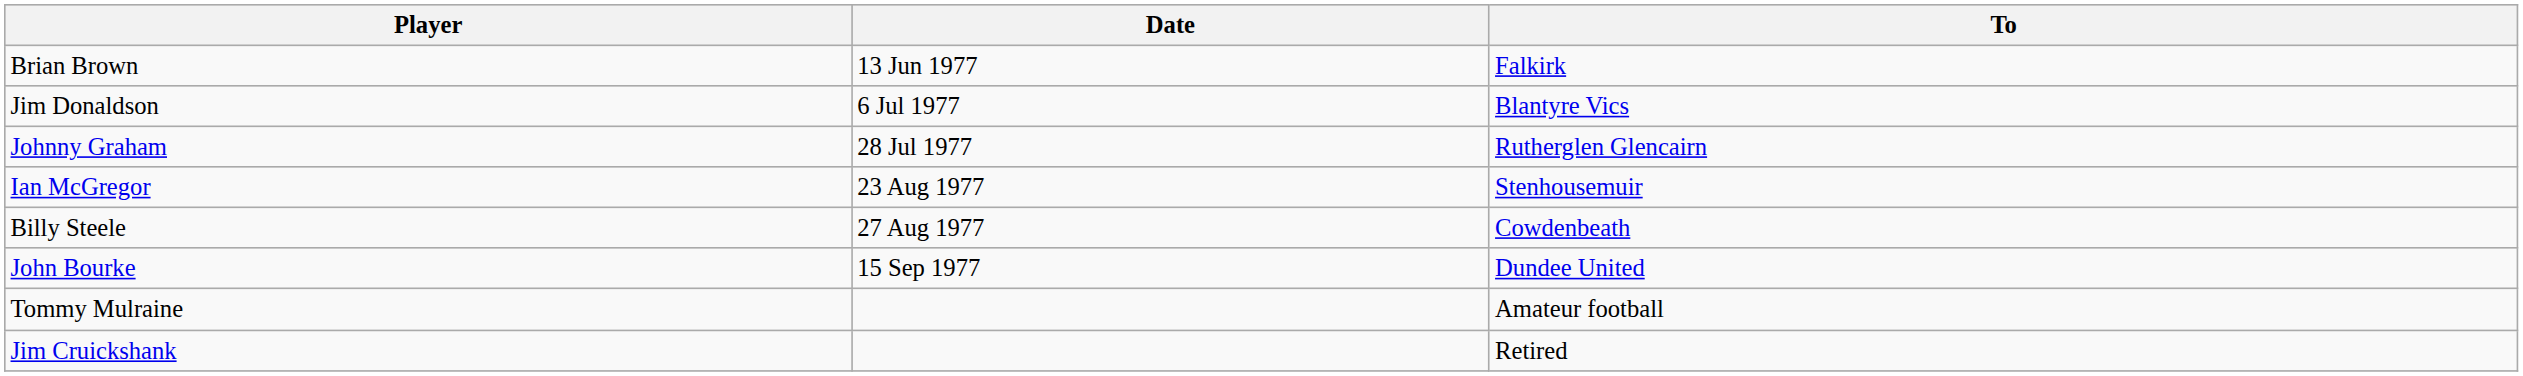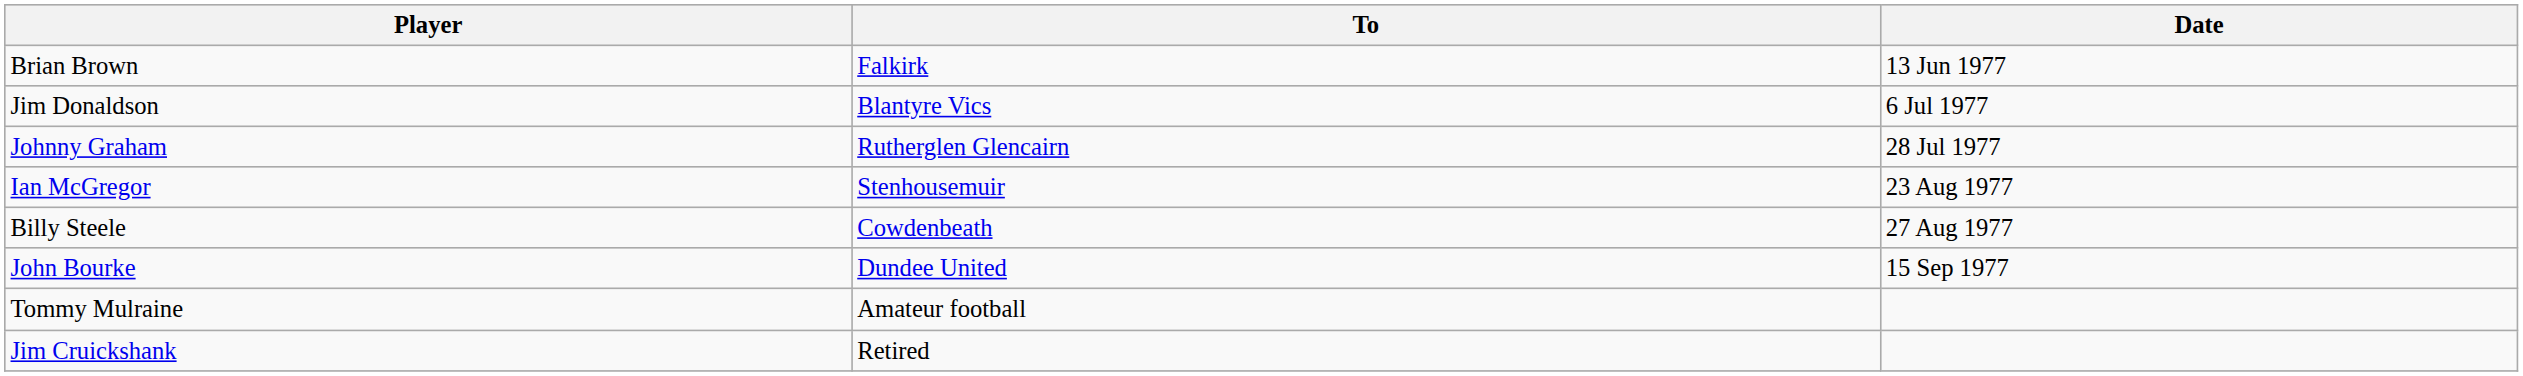columns swapped: (2004, 24) <-> (1170, 24)
